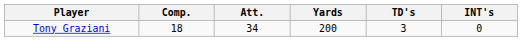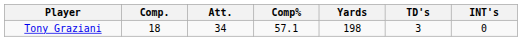+ column: (286, 12)
(328, 29) 200 -> (352, 29) 198
